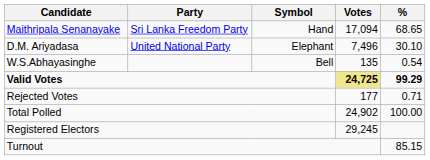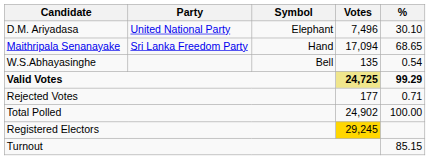rows swapped: (63, 29) <-> (43, 46)
(362, 130) no background -> (362, 130) gold background
